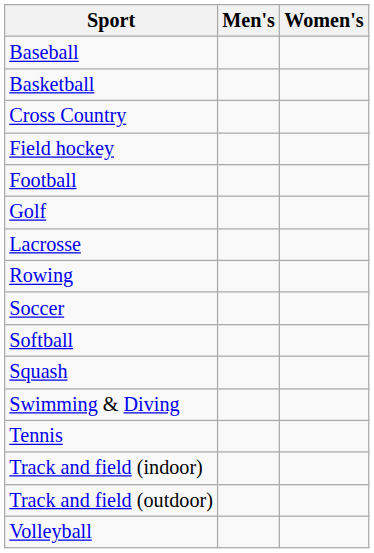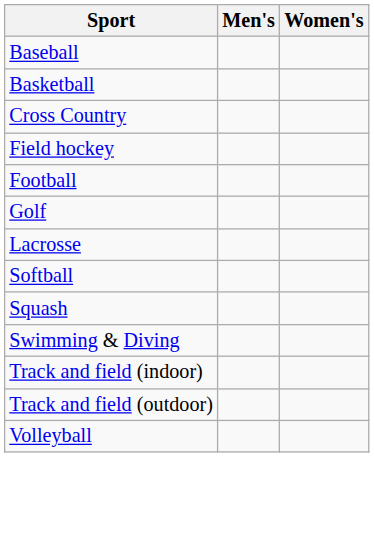- row: (41, 276)
- row: (37, 308)
- row: (36, 436)
